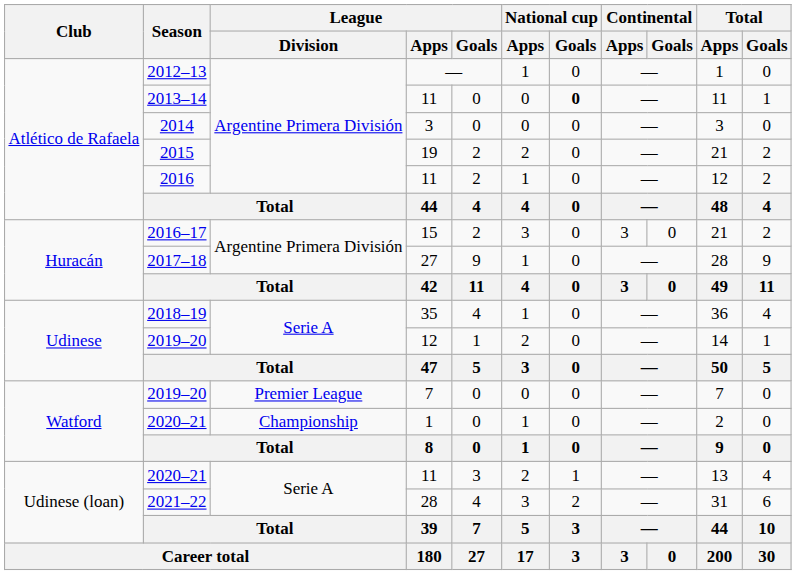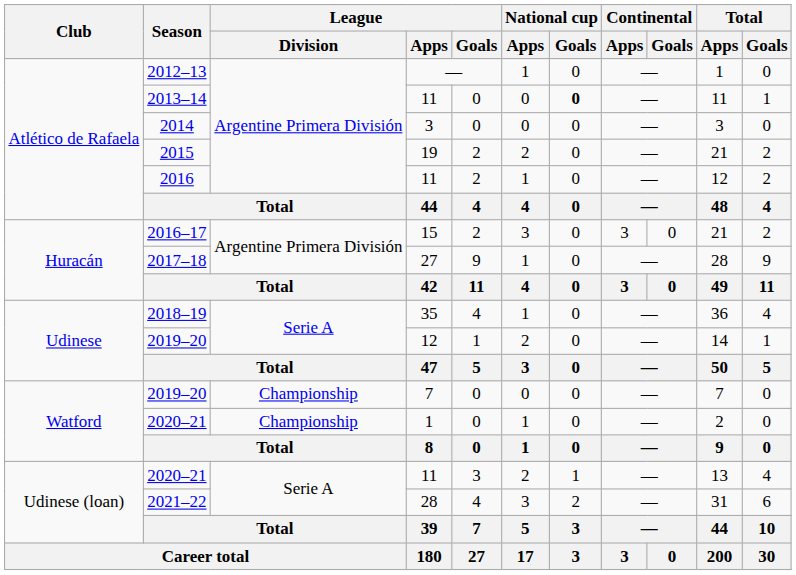(308, 394) Premier League -> (308, 394) Championship
